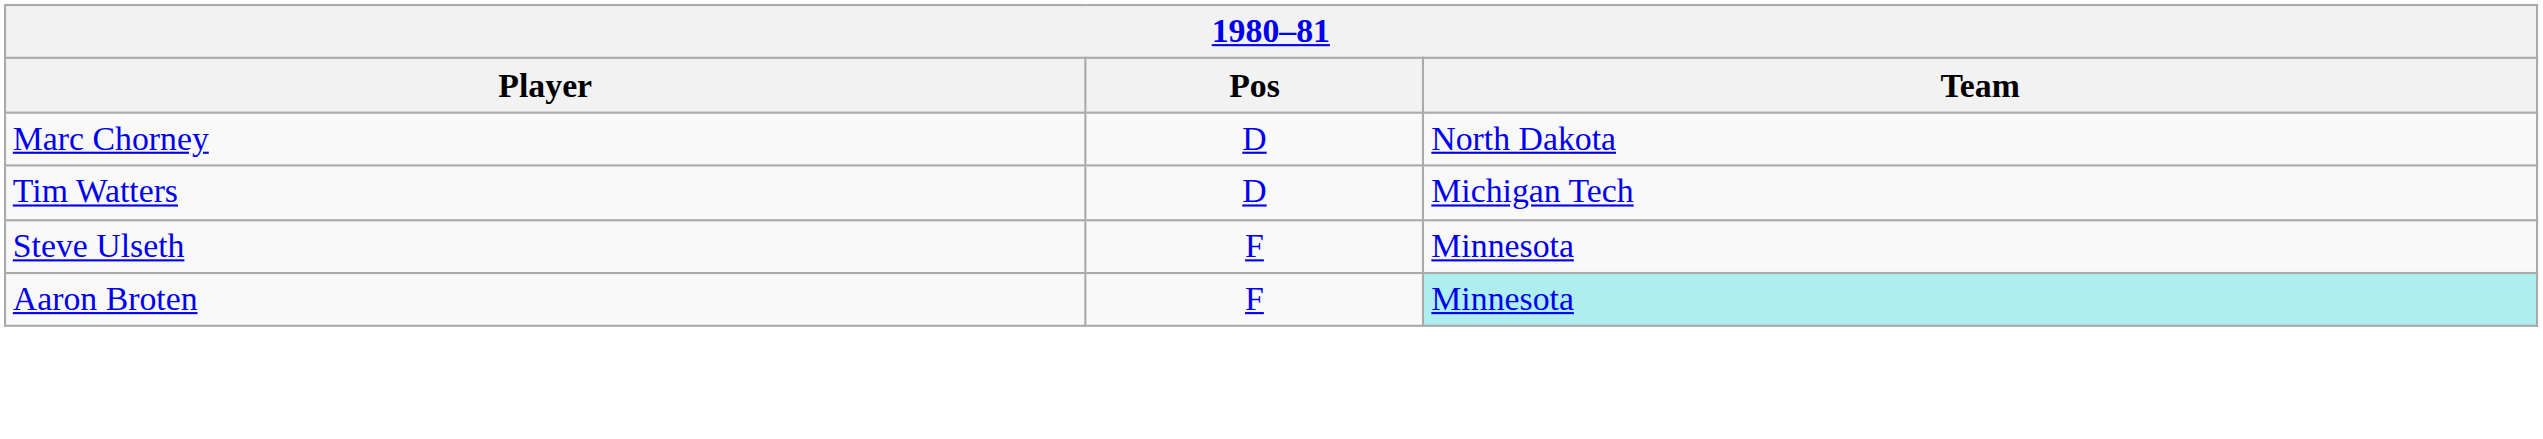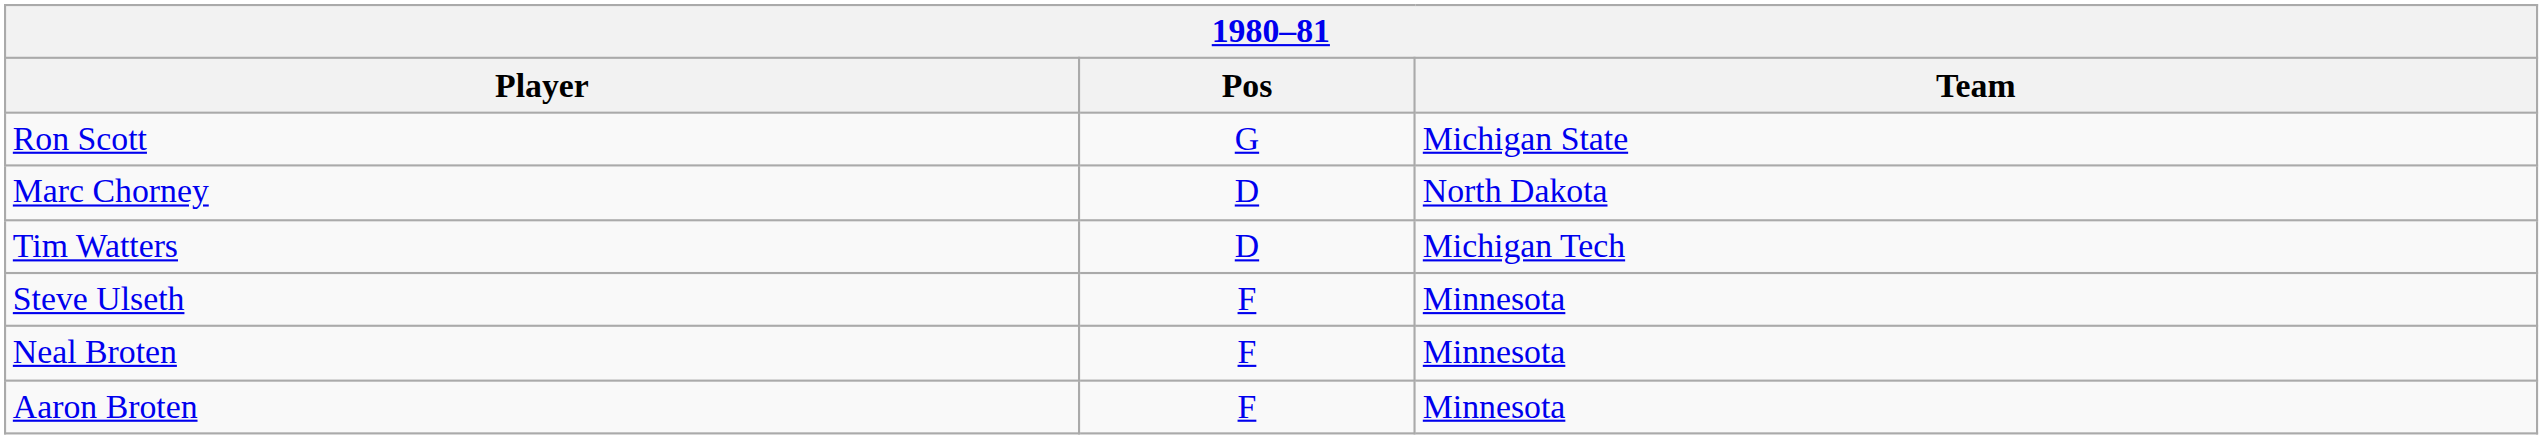+ row: (80, 138)
+ row: (95, 352)
(1503, 298) paleturquoise background -> (1494, 406) no background
